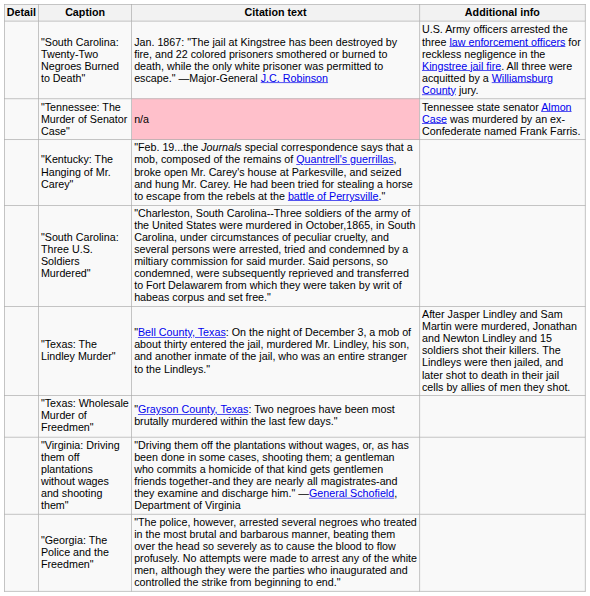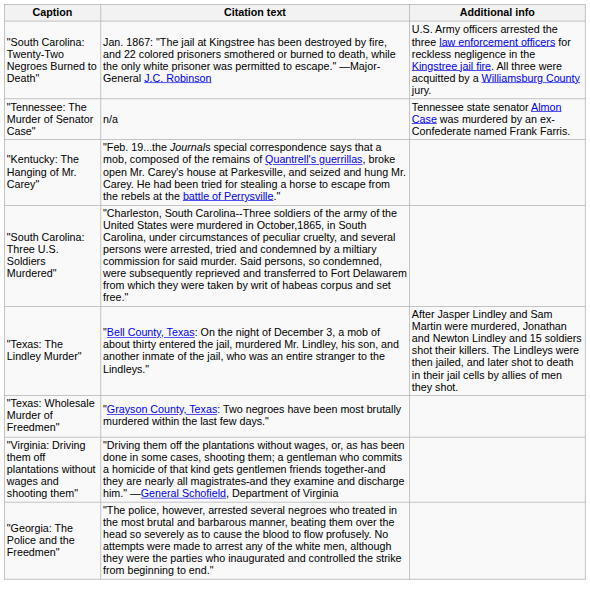- column: (21, 13)
(142, 119) pink background -> (110, 119) no background
